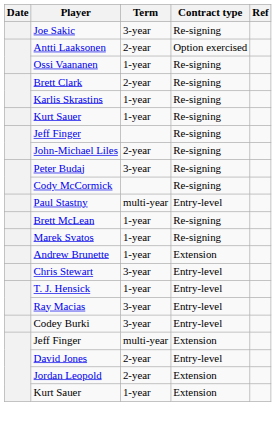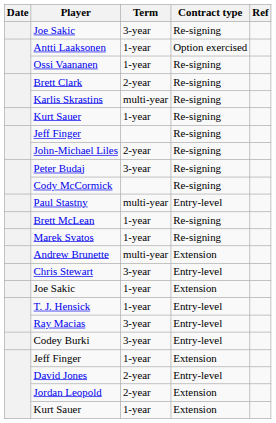(137, 47) 2-year -> (137, 47) 1-year
(137, 99) 1-year -> (146, 99) multi-year
(137, 254) 1-year -> (146, 254) multi-year
+ row: (54, 289)
(146, 340) multi-year -> (137, 358) 1-year
